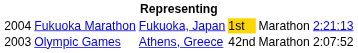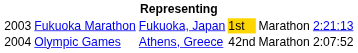(18, 25) 2004 -> (18, 25) 2003
(18, 42) 2003 -> (18, 42) 2004
